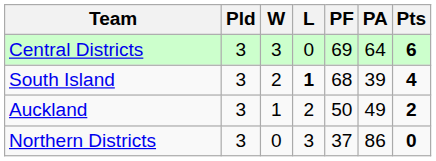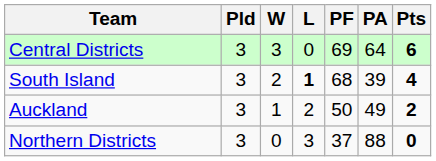(375, 140) 86 -> (375, 140) 88
